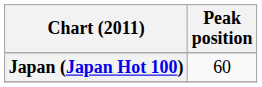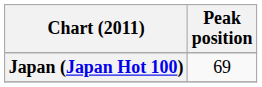(222, 67) 60 -> (222, 67) 69
